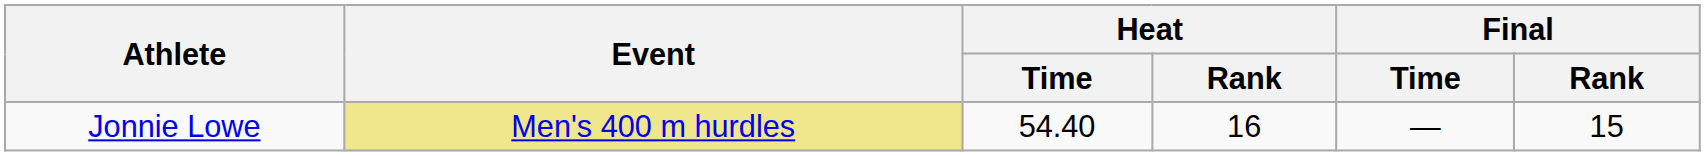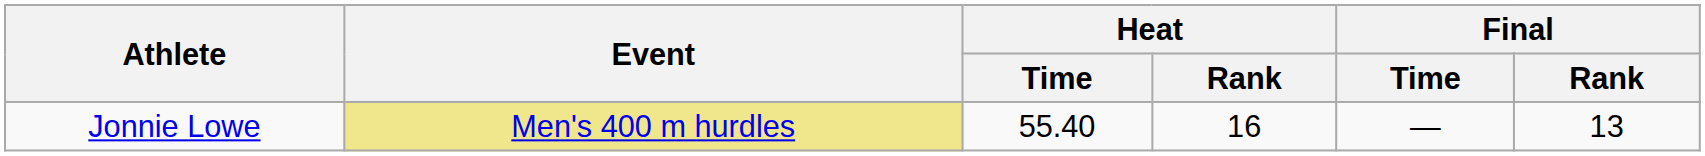(1057, 127) 54.40 -> (1057, 127) 55.40
(1607, 127) 15 -> (1607, 127) 13
